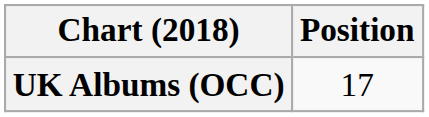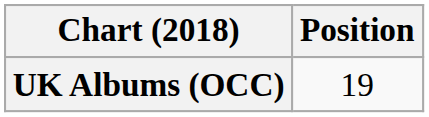(357, 83) 17 -> (357, 83) 19
